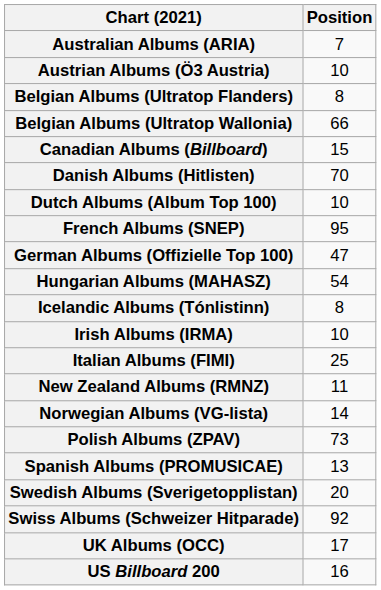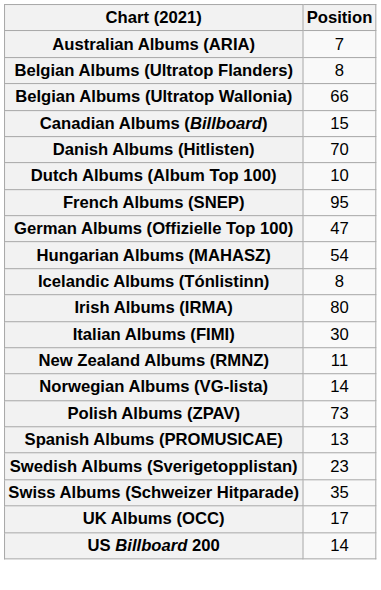- row: (154, 70)
(340, 334) 10 -> (340, 307) 80
(340, 360) 25 -> (340, 334) 30
(340, 492) 20 -> (340, 466) 23
(340, 519) 92 -> (340, 492) 35
(340, 571) 16 -> (340, 545) 14
